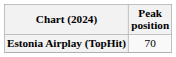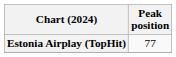(150, 43) 70 -> (150, 43) 77
